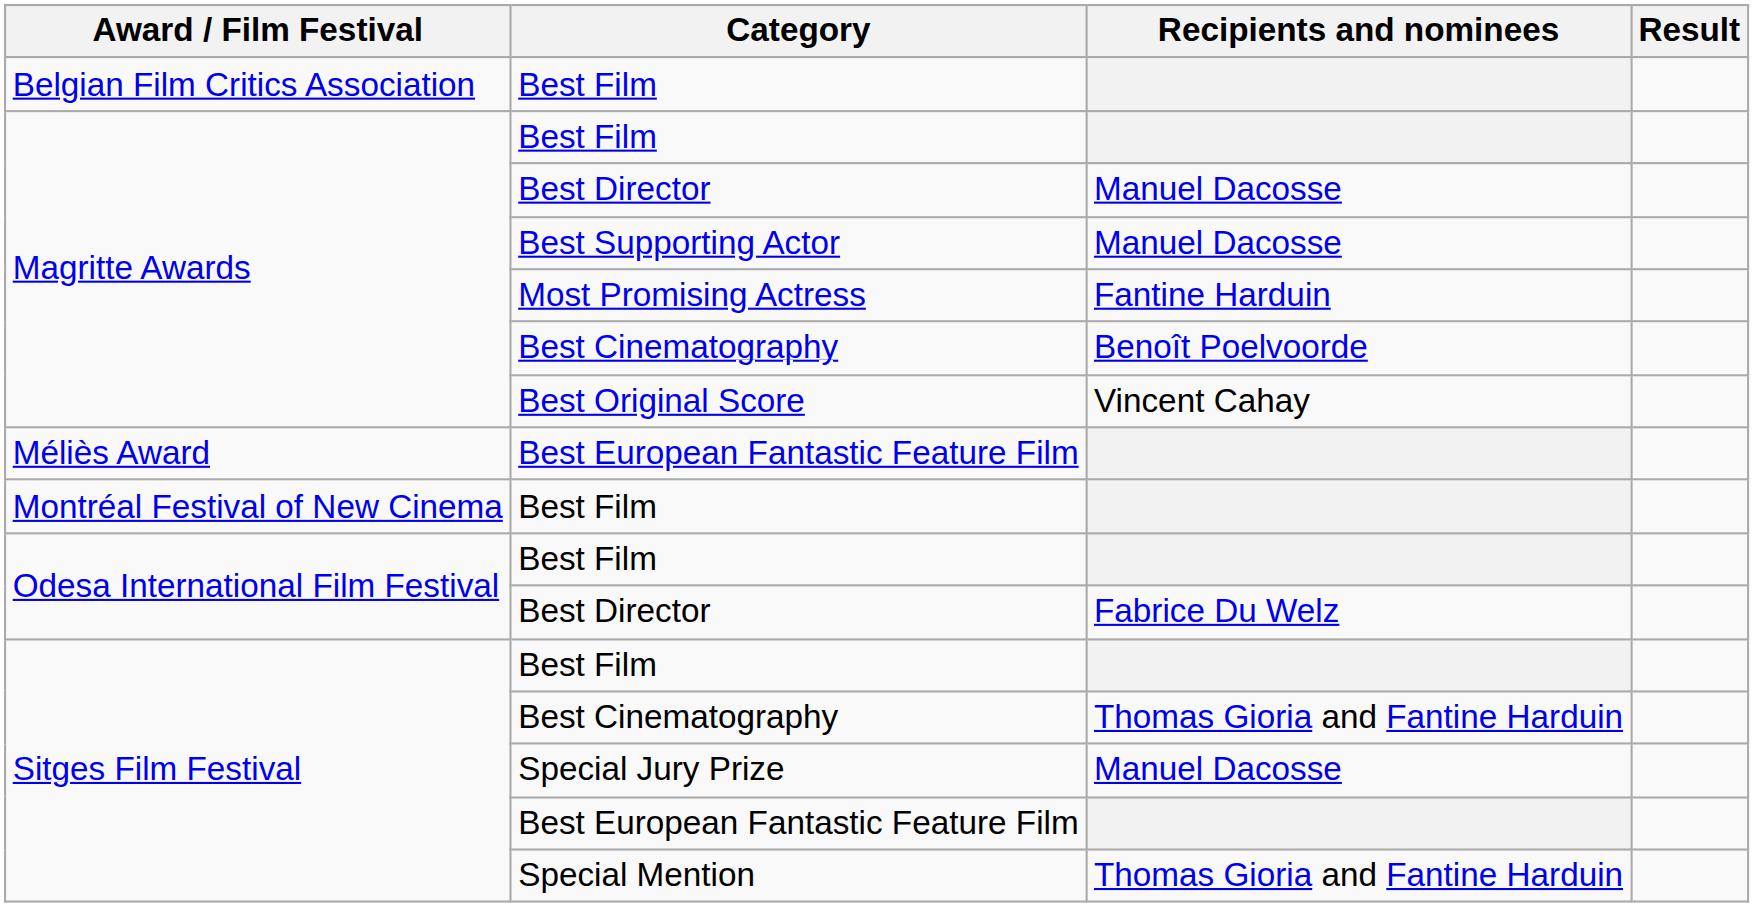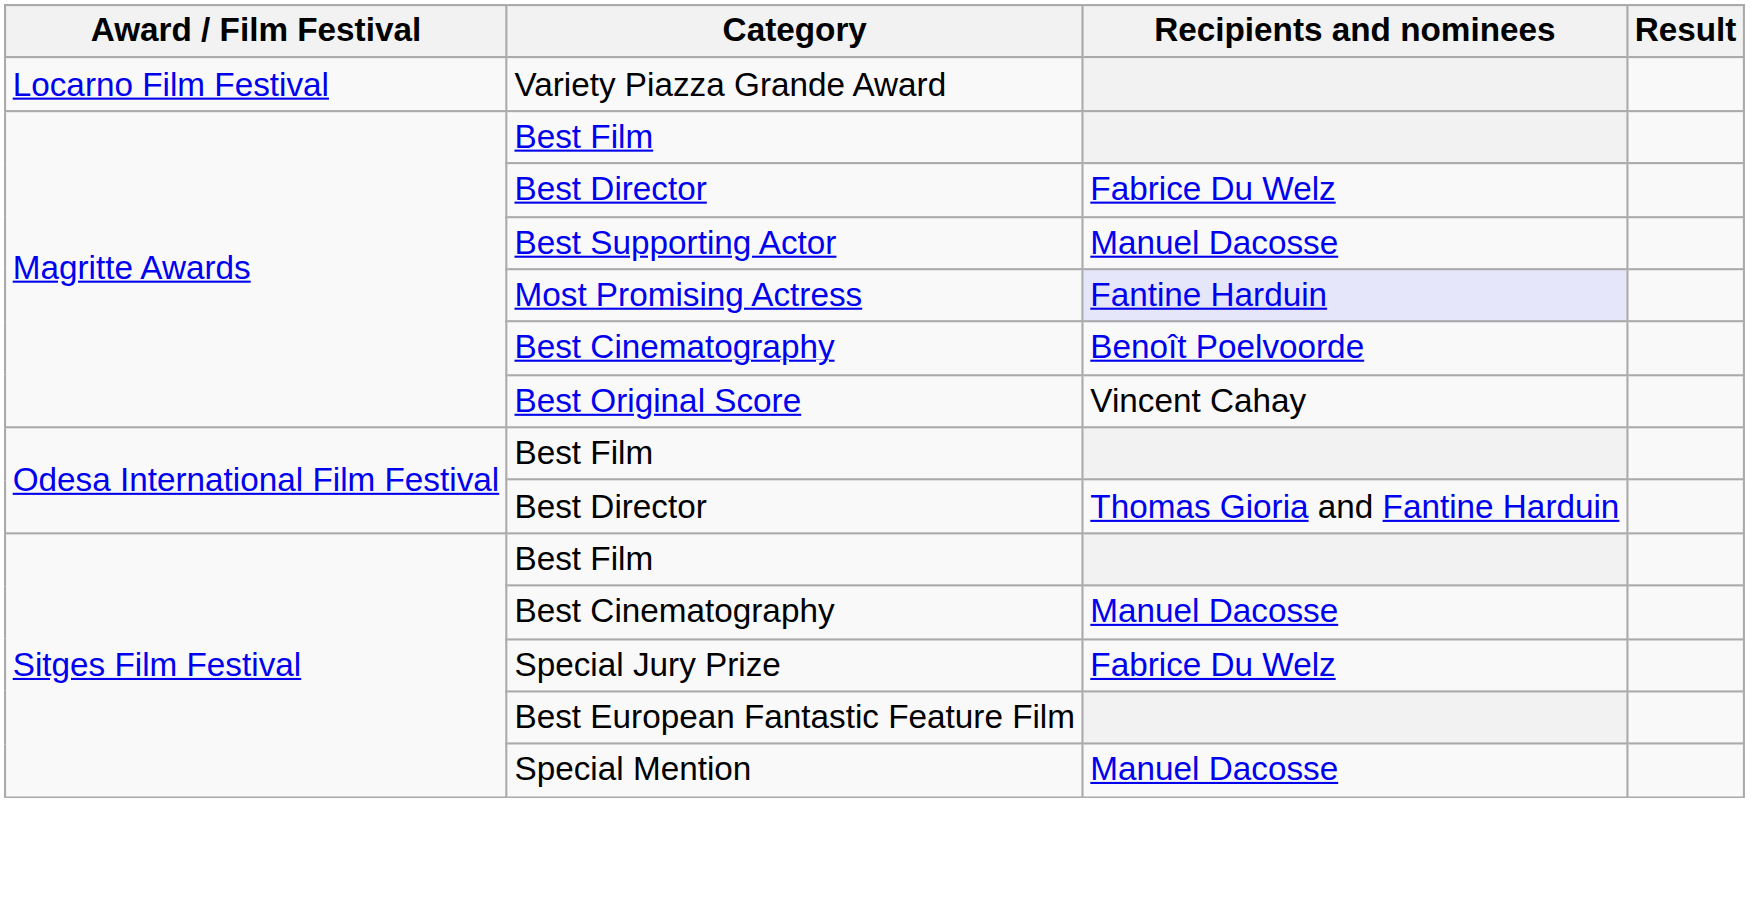- row: (244, 83)
+ row: (171, 83)
(1218, 189) Manuel Dacosse -> (1213, 189) Fabrice Du Welz
(1212, 294) no background -> (1209, 294) lavender background
- row: (111, 453)
- row: (258, 505)
(1217, 611) Fabrice Du Welz -> (1355, 505) Thomas Gioria and Fantine Harduin
(1359, 717) Thomas Gioria and Fantine Harduin -> (1214, 611) Manuel Dacosse
(1218, 769) Manuel Dacosse -> (1213, 664) Fabrice Du Welz
(1359, 875) Thomas Gioria and Fantine Harduin -> (1214, 769) Manuel Dacosse
